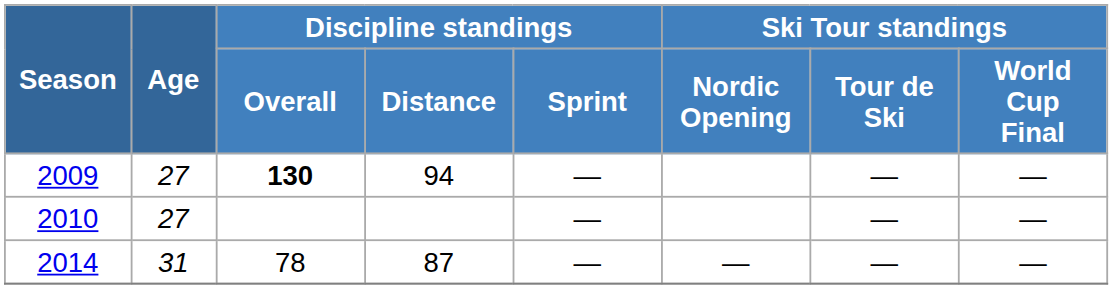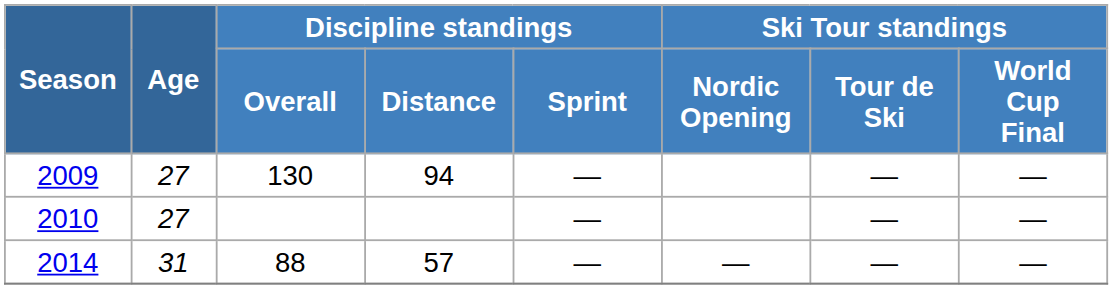(290, 176) bold -> (290, 176) normal
(290, 263) 78 -> (290, 263) 88
(439, 263) 87 -> (439, 263) 57
